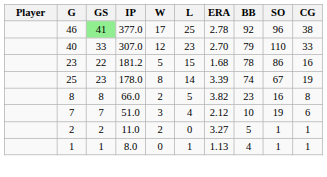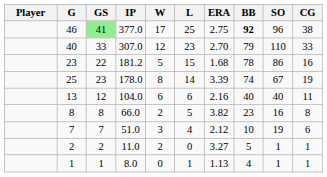(219, 29) 2.78 -> (219, 29) 2.75
(249, 29) normal -> (249, 29) bold
+ row: (72, 96)
